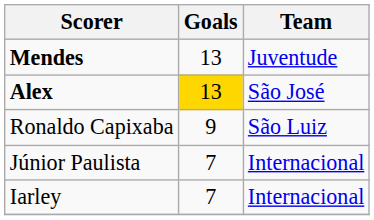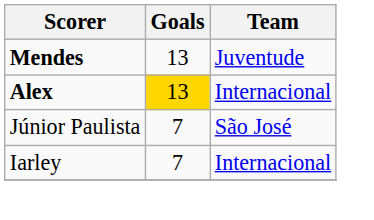(286, 92) São José -> (273, 92) Internacional
- row: (92, 127)
(306, 162) Internacional -> (253, 127) São José
